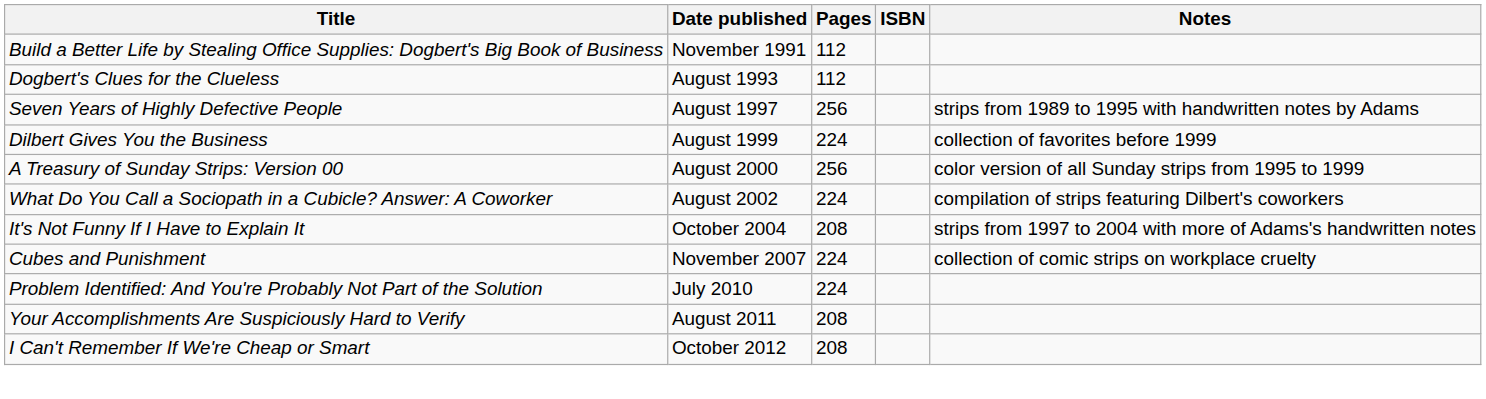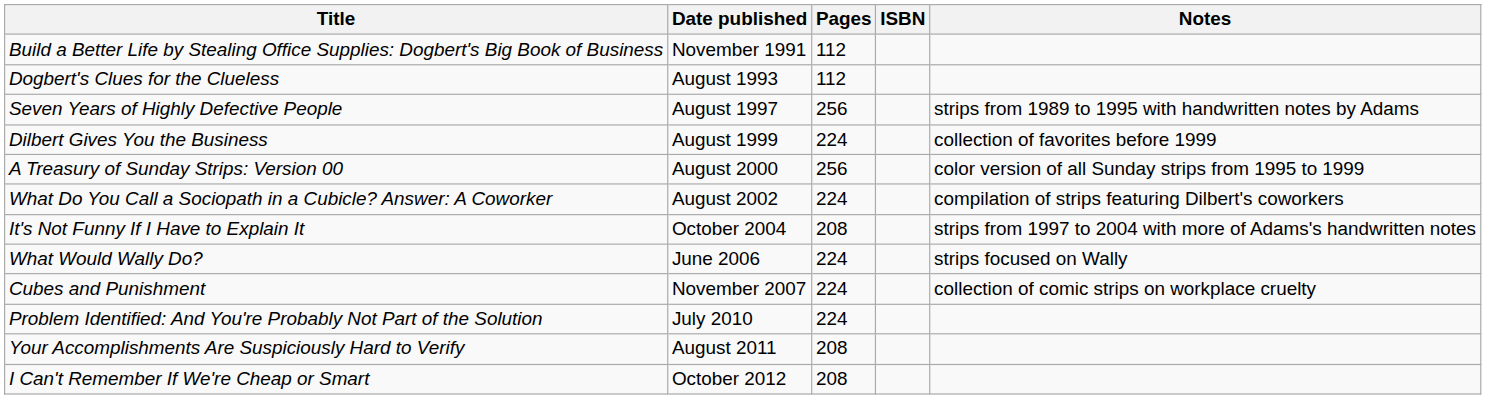+ row: (106, 259)
